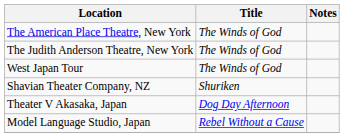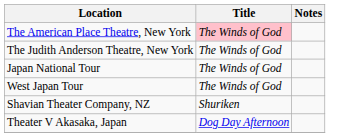(240, 31) no background -> (240, 31) pink background
+ row: (54, 68)
- row: (79, 123)
